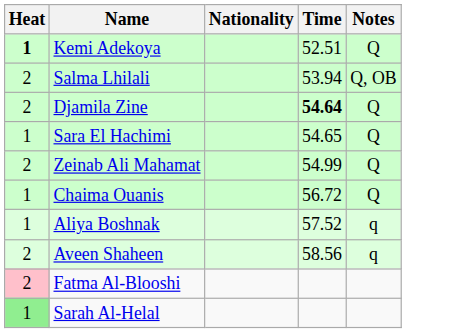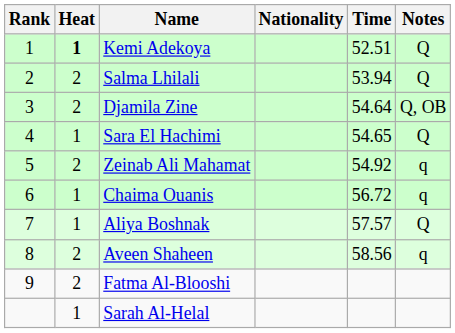+ column: (29, 19)
(373, 77) Q, OB -> (423, 77) Q
(322, 107) bold -> (372, 107) normal
(373, 107) Q -> (423, 107) Q, OB
(322, 165) 54.99 -> (372, 165) 54.92
(373, 165) Q -> (423, 165) q
(373, 195) Q -> (423, 195) q
(322, 224) 57.52 -> (372, 224) 57.57
(373, 224) q -> (423, 224) Q
(27, 283) pink background -> (77, 283) no background
(27, 312) lightgreen background -> (77, 312) no background
